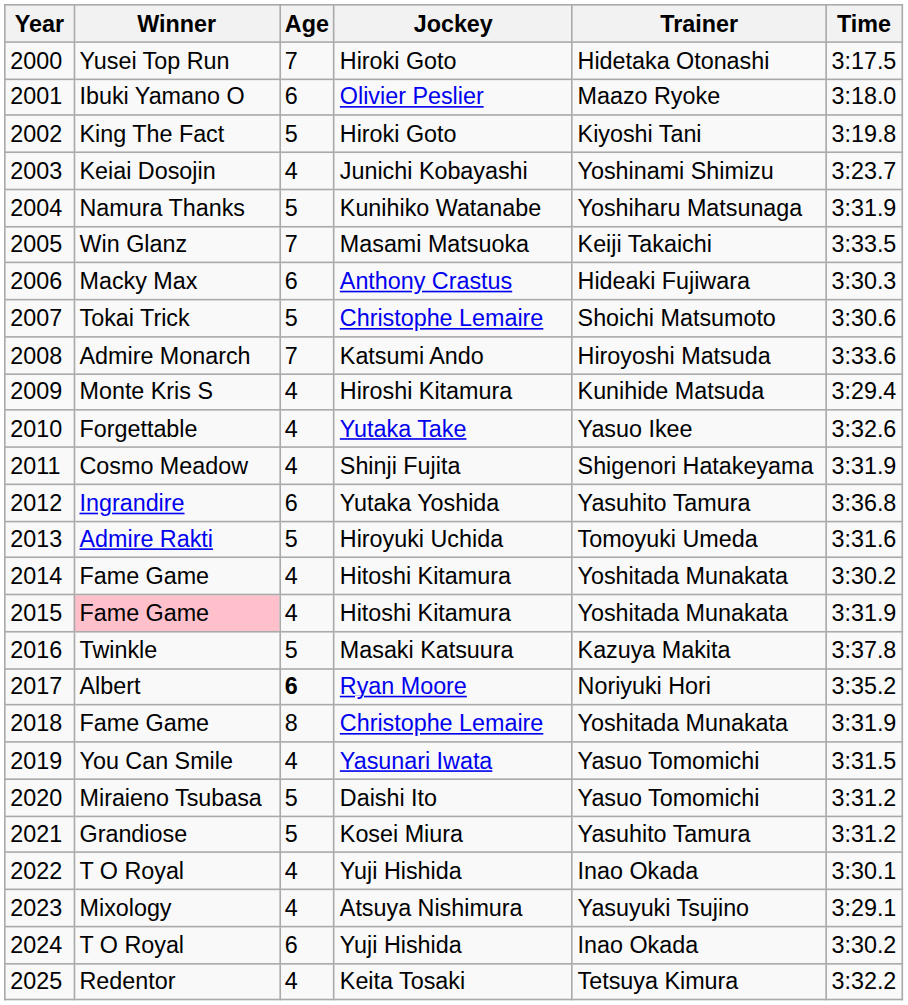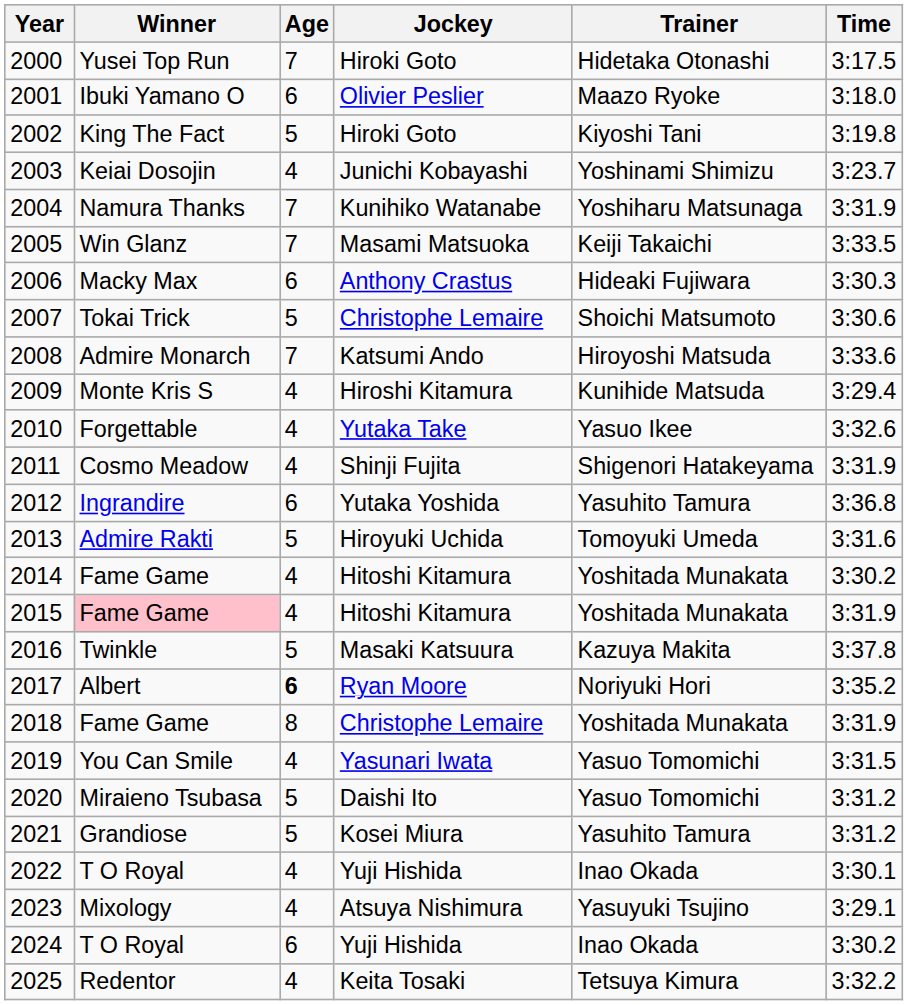(291, 208) 5 -> (291, 208) 7
